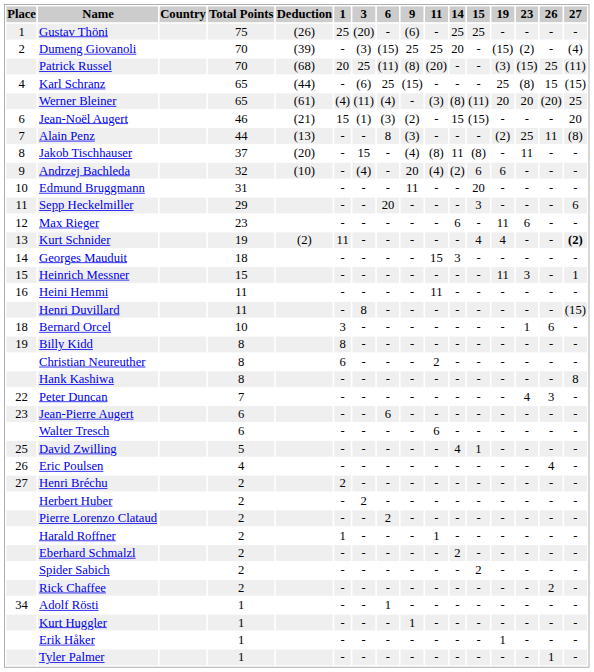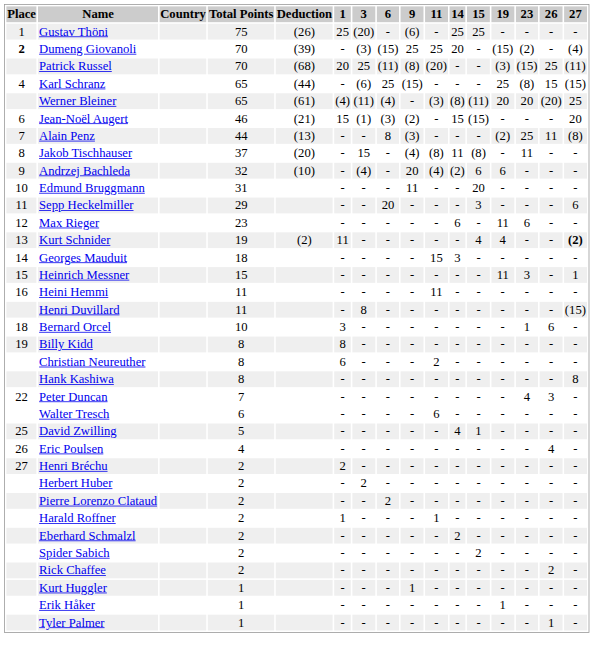(22, 49) normal -> (22, 49) bold
- row: (86, 414)
- row: (69, 605)
